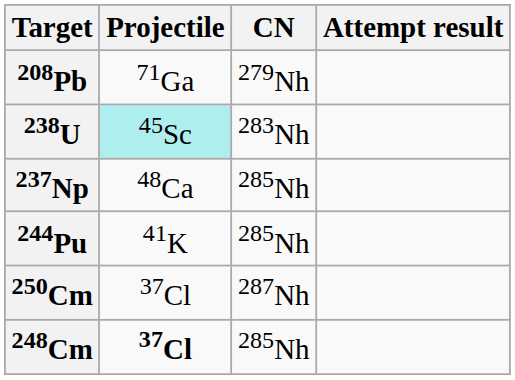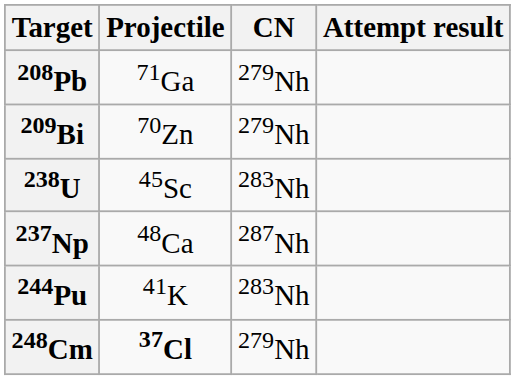+ row: (52, 131)
(165, 131) paleturquoise background -> (165, 184) no background
(274, 184) 285Nh -> (274, 238) 287Nh
(274, 238) 285Nh -> (274, 292) 283Nh
- row: (52, 292)
(274, 346) 285Nh -> (274, 346) 279Nh
